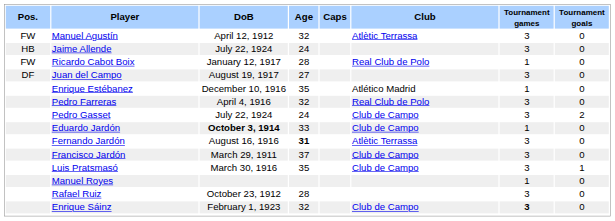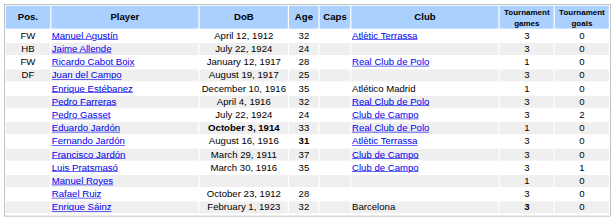(304, 75) 27 -> (304, 75) 25
(385, 128) Club de Campo -> (391, 128) Real Club de Polo
(385, 207) Club de Campo -> (374, 207) Barcelona
